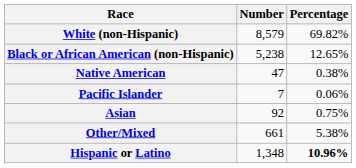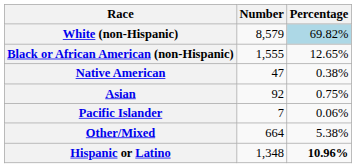(329, 34) no background -> (329, 34) lightblue background
(270, 53) 5,238 -> (270, 53) 1,555
rows swapped: (121, 113) <-> (121, 93)
(275, 133) 661 -> (275, 133) 664
